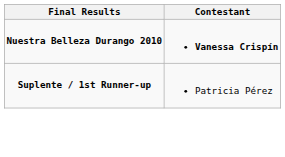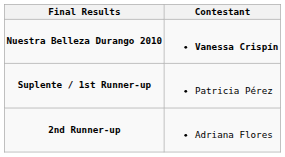+ row: (84, 130)
